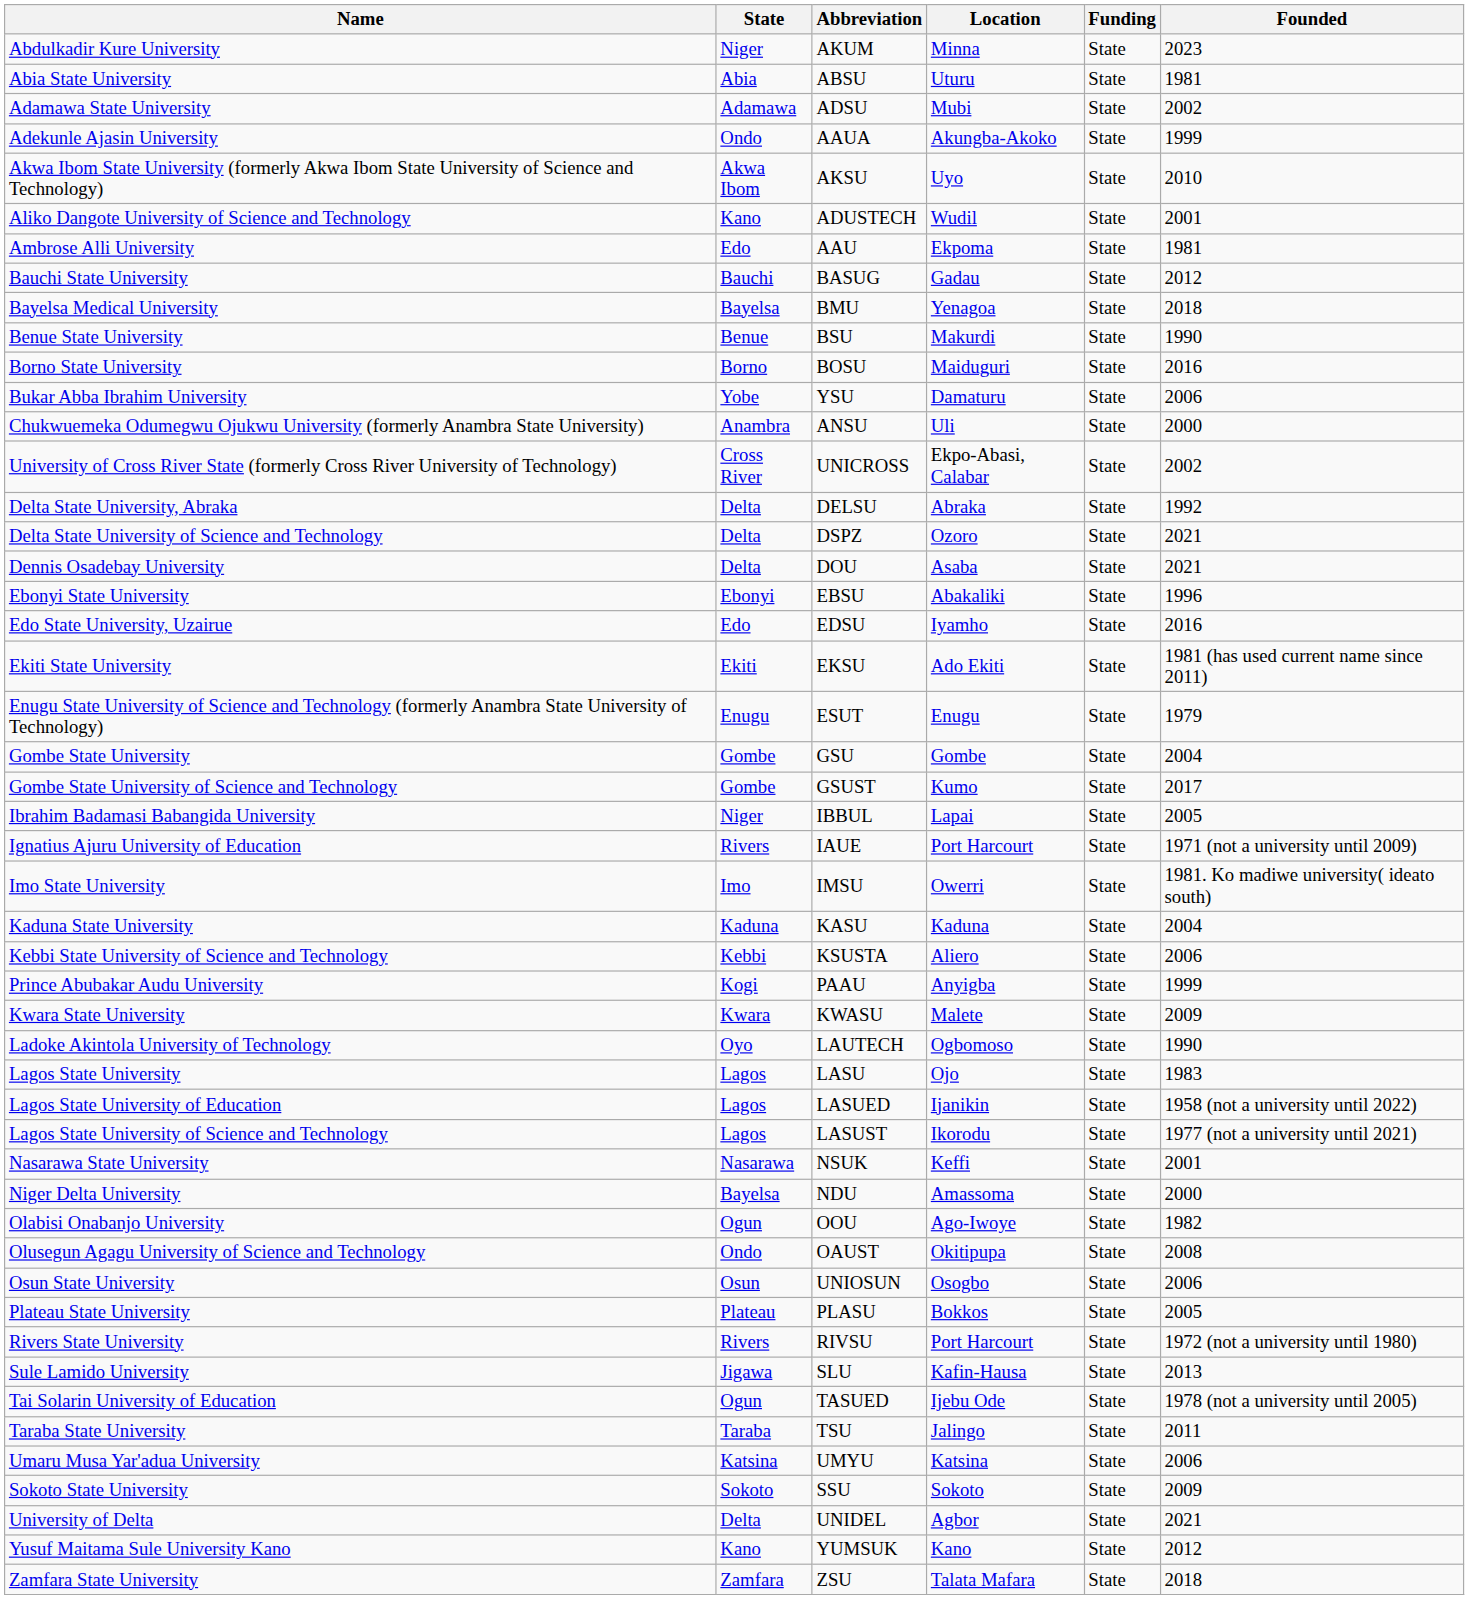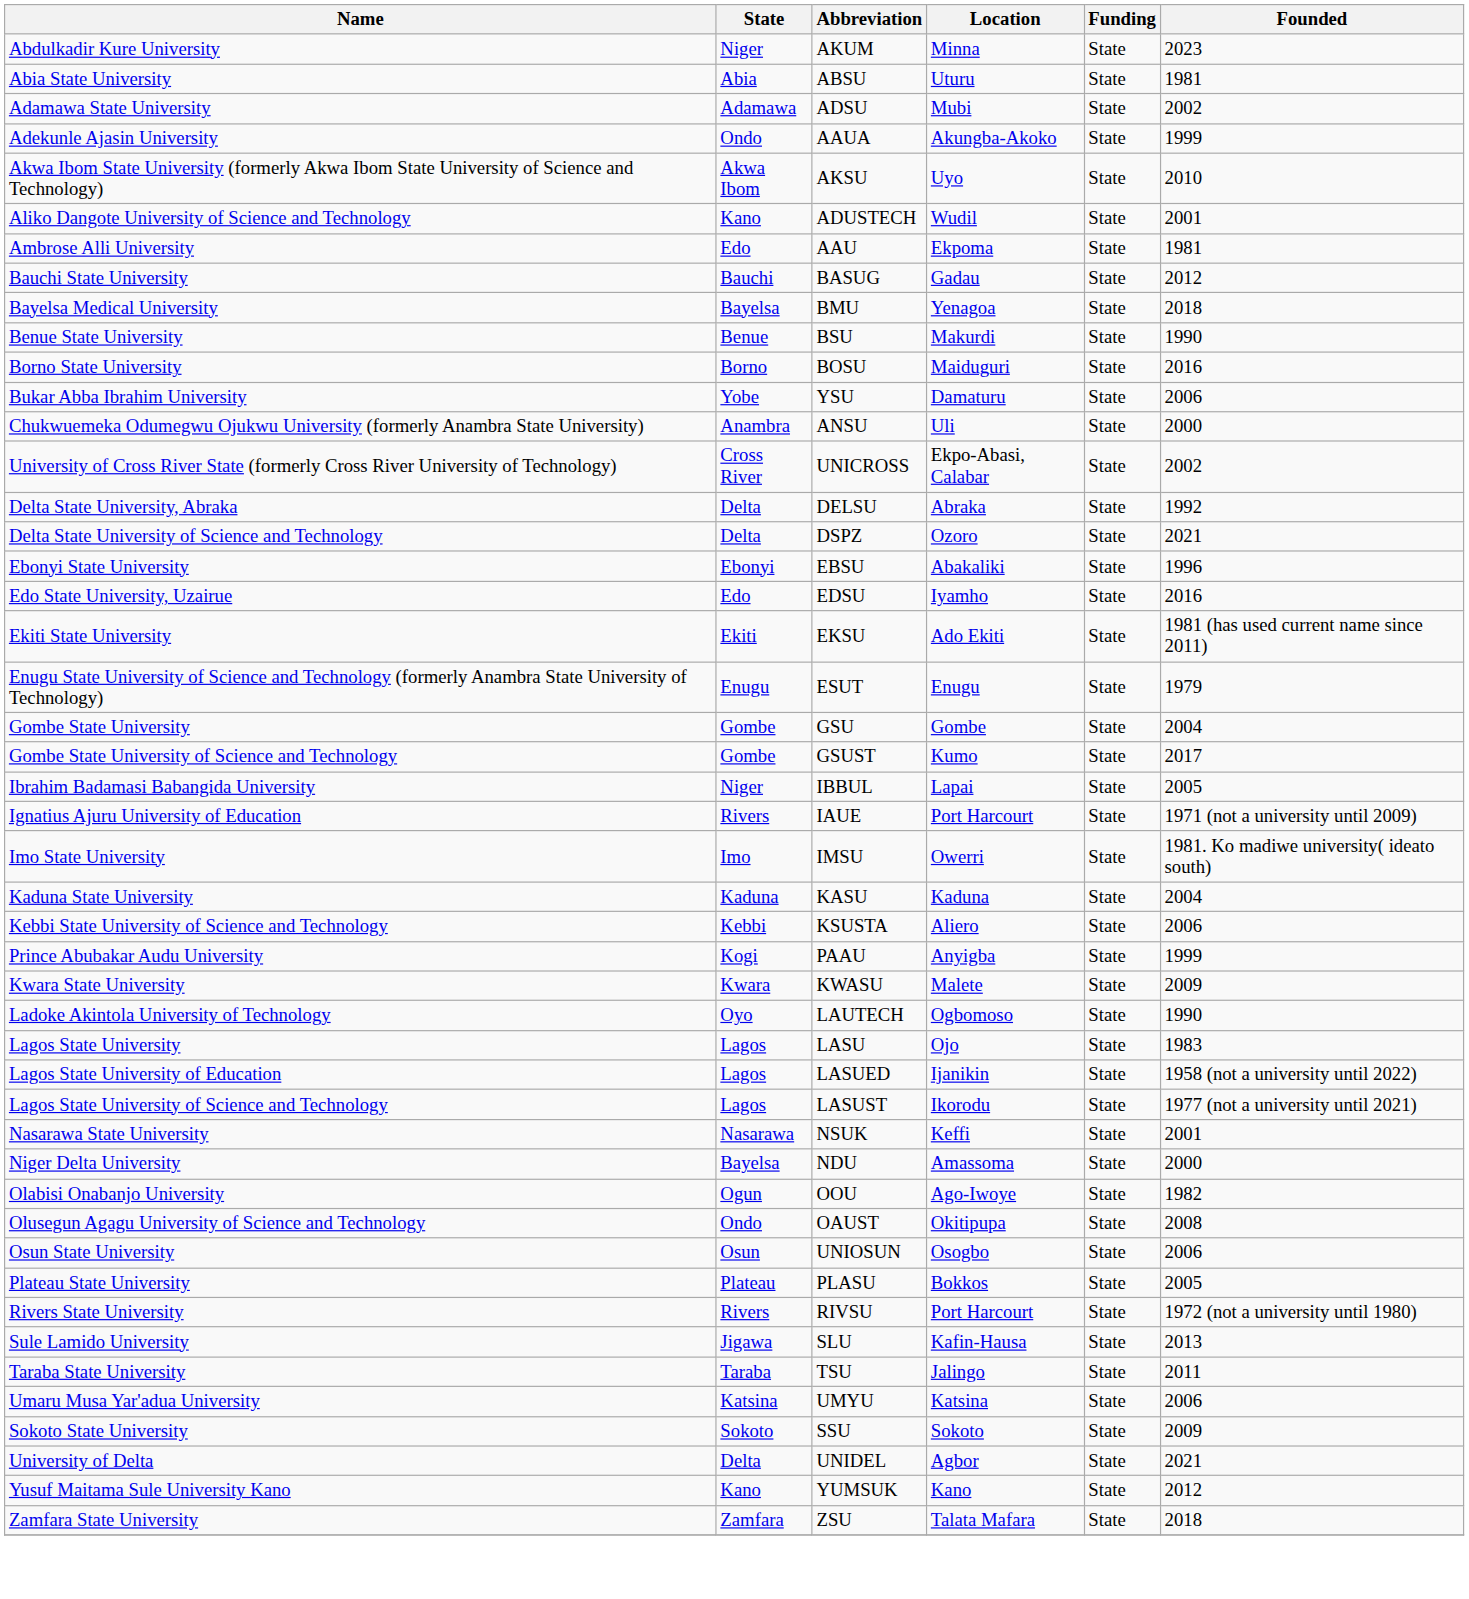- row: (117, 566)
- row: (142, 1401)
